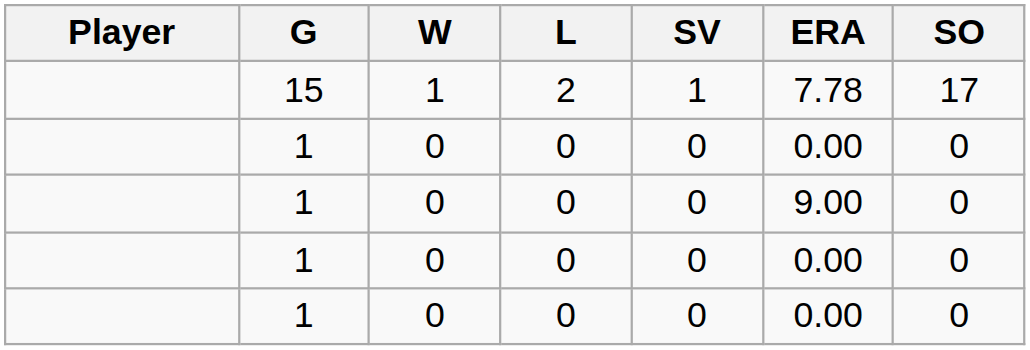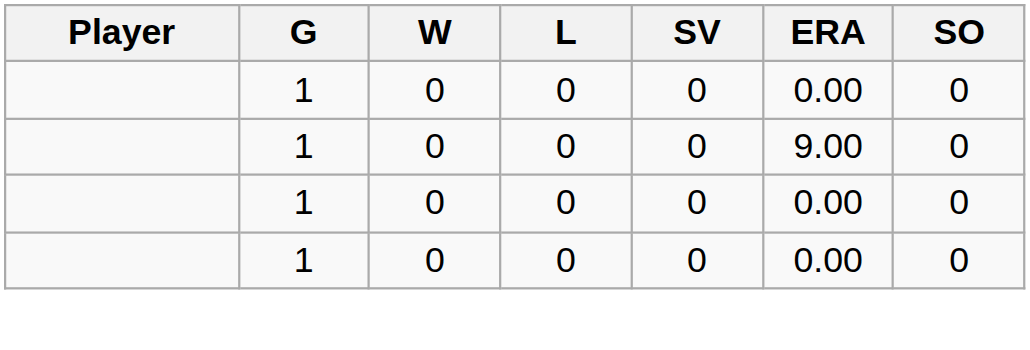- row: (304, 89)
